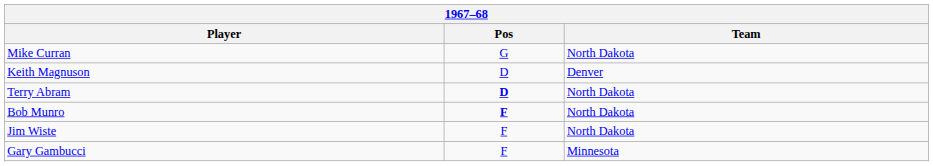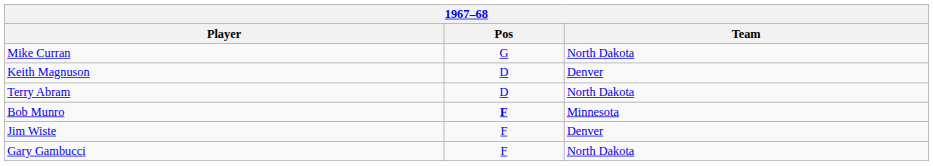(504, 92) bold -> (504, 92) normal
(601, 111) North Dakota -> (593, 111) Minnesota
(601, 131) North Dakota -> (585, 131) Denver
(593, 151) Minnesota -> (601, 151) North Dakota
